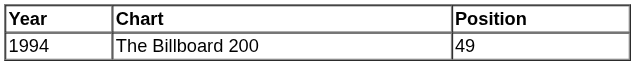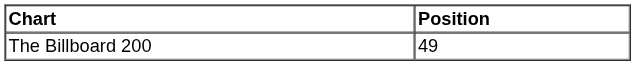- column: (28, 18)
